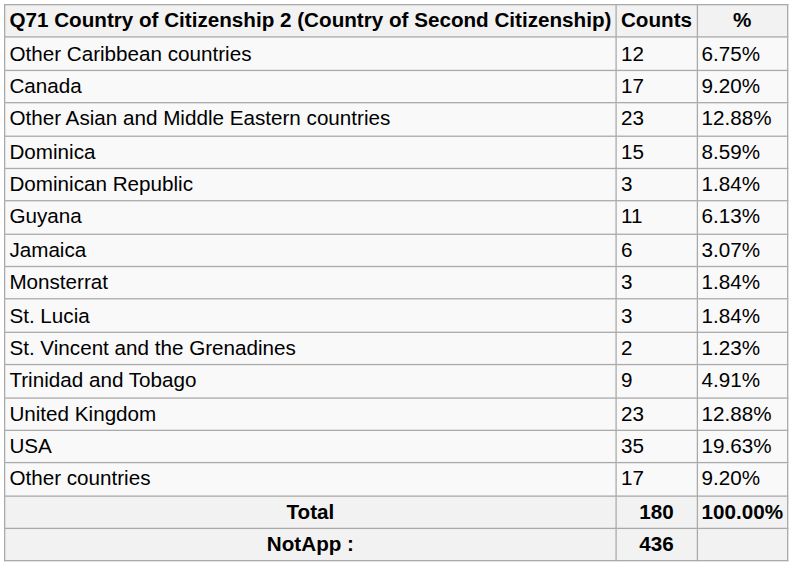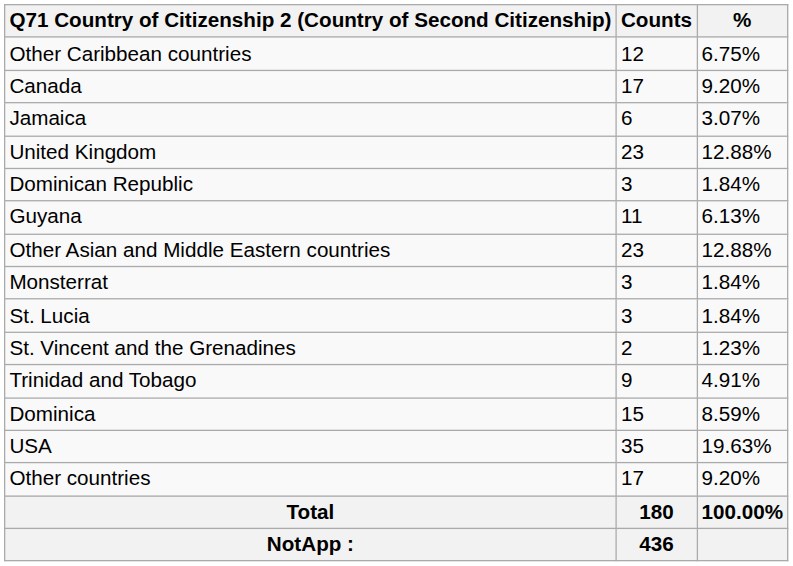rows swapped: (200, 119) <-> (48, 250)
rows swapped: (52, 151) <-> (83, 413)
